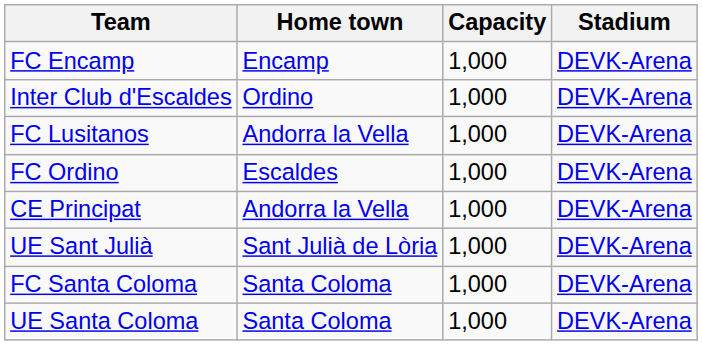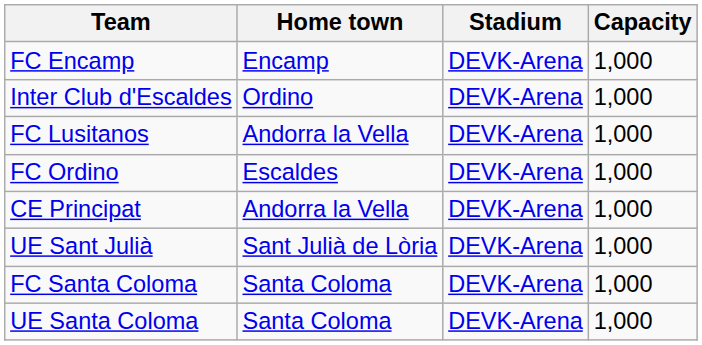columns swapped: (624, 23) <-> (497, 23)
